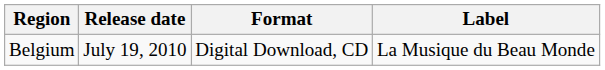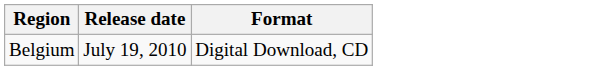- column: (486, 19)
